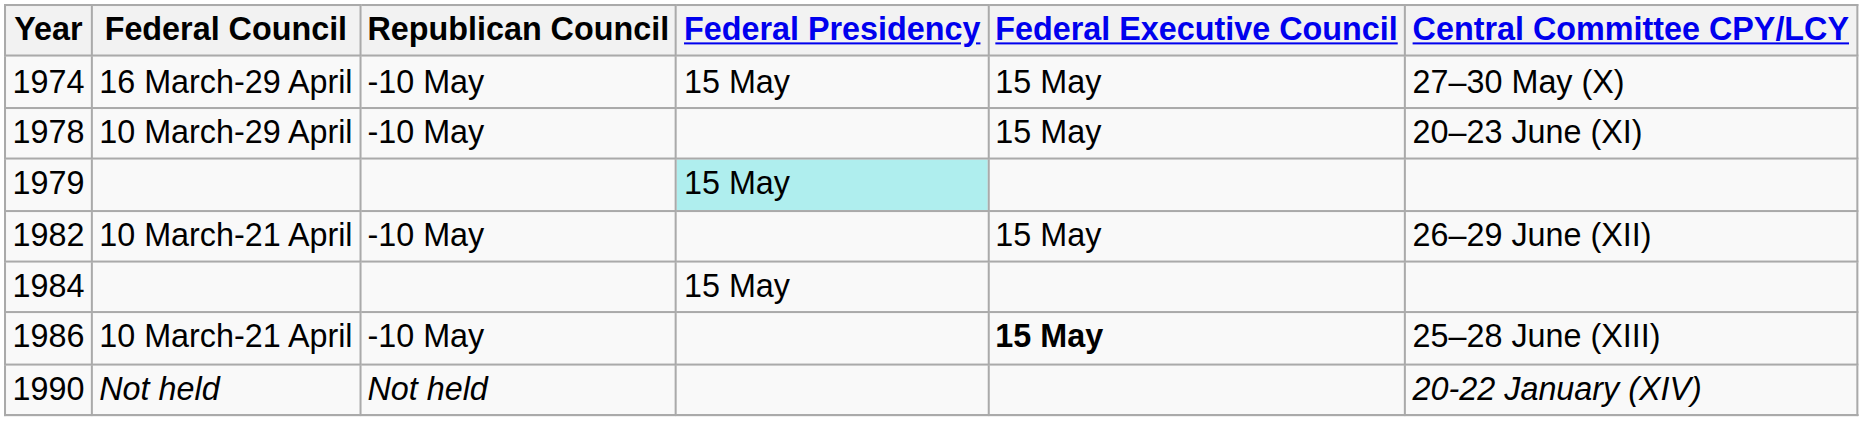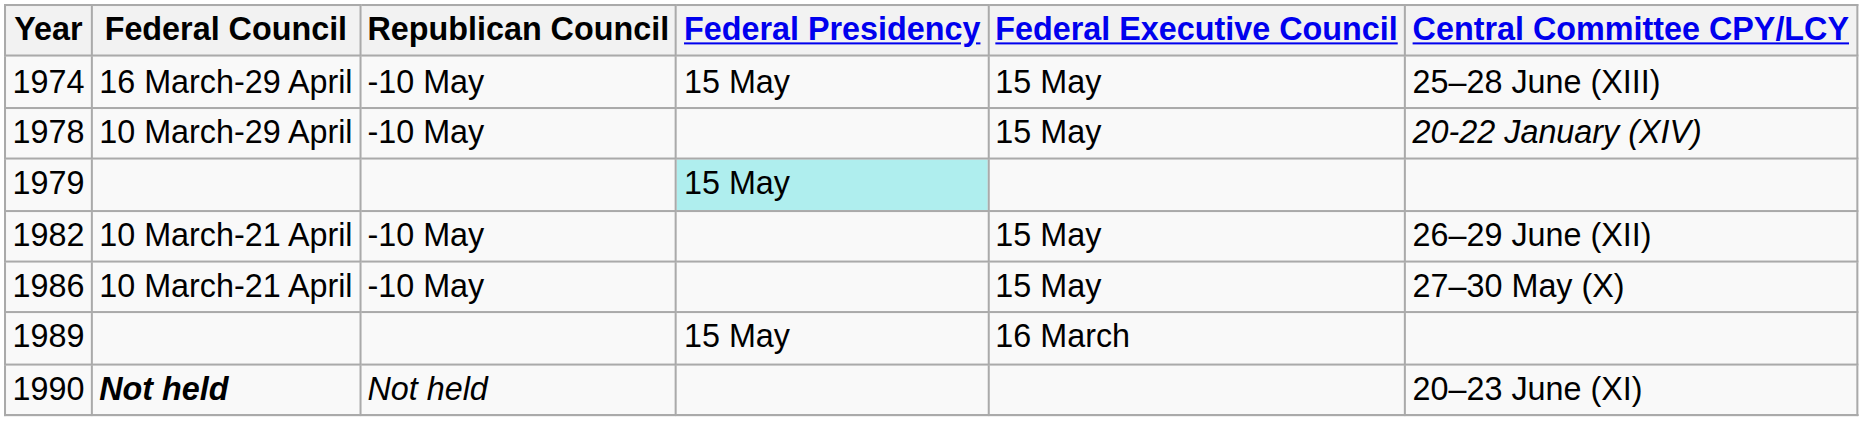(1519, 81) 27–30 May (X) -> (1537, 81) 25–28 June (XIII)
(1528, 132) 20–23 June (XI) -> (1557, 132) 20-22 January (XIV)
- row: (48, 286)
(1049, 337) bold -> (1048, 286) normal
(1537, 337) 25–28 June (XIII) -> (1519, 286) 27–30 May (X)
+ row: (48, 337)
(159, 388) normal -> (164, 388) bold
(1557, 388) 20-22 January (XIV) -> (1528, 388) 20–23 June (XI)
